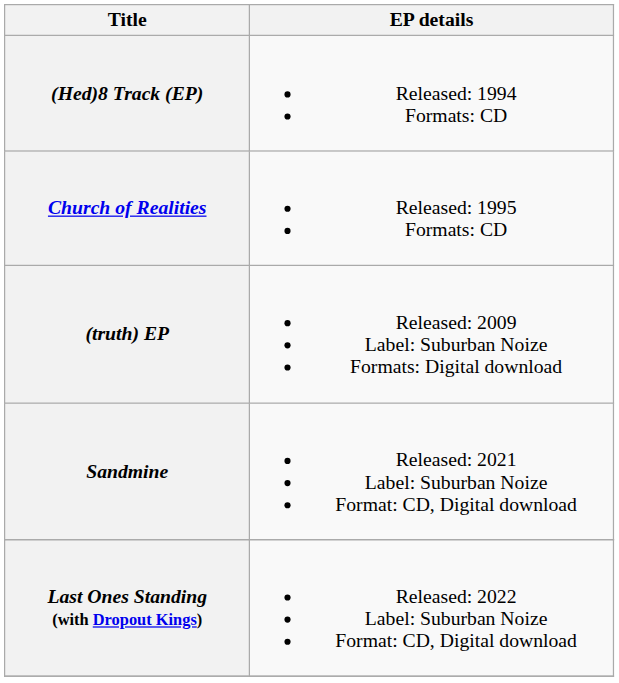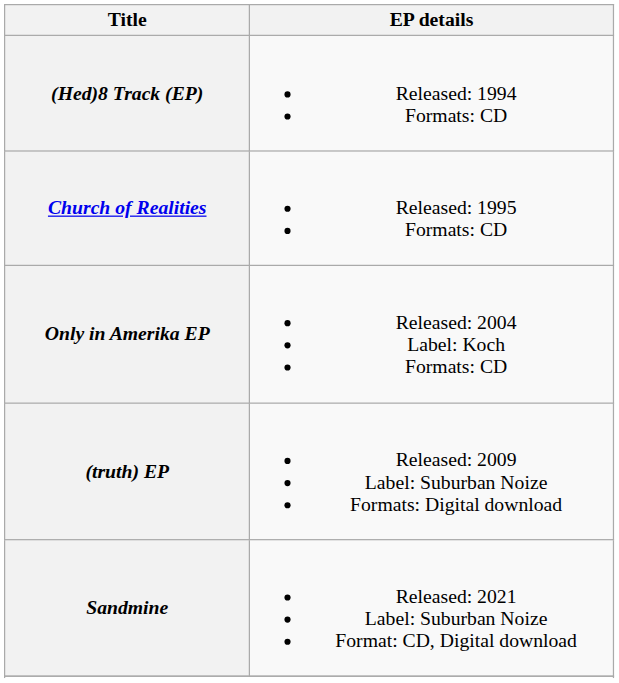+ row: (127, 333)
- row: (127, 607)
